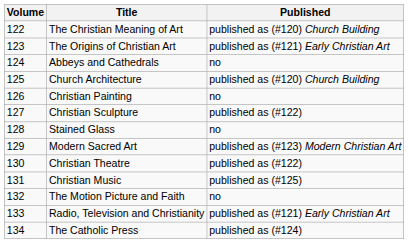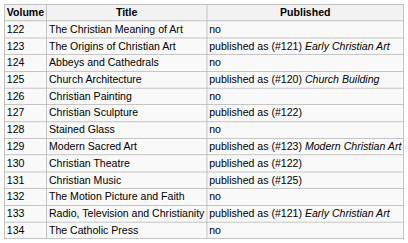(294, 29) published as (#120) Church Building -> (215, 29) no
(256, 230) published as (#124) -> (215, 230) no
